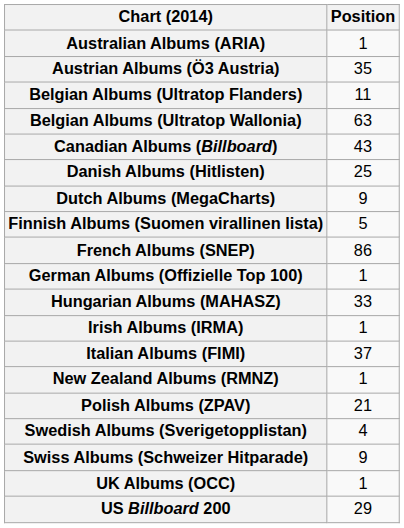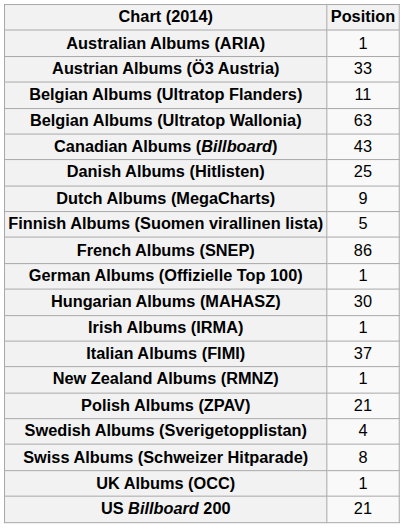(363, 69) 35 -> (363, 69) 33
(363, 302) 33 -> (363, 302) 30
(363, 457) 9 -> (363, 457) 8
(363, 509) 29 -> (363, 509) 21
